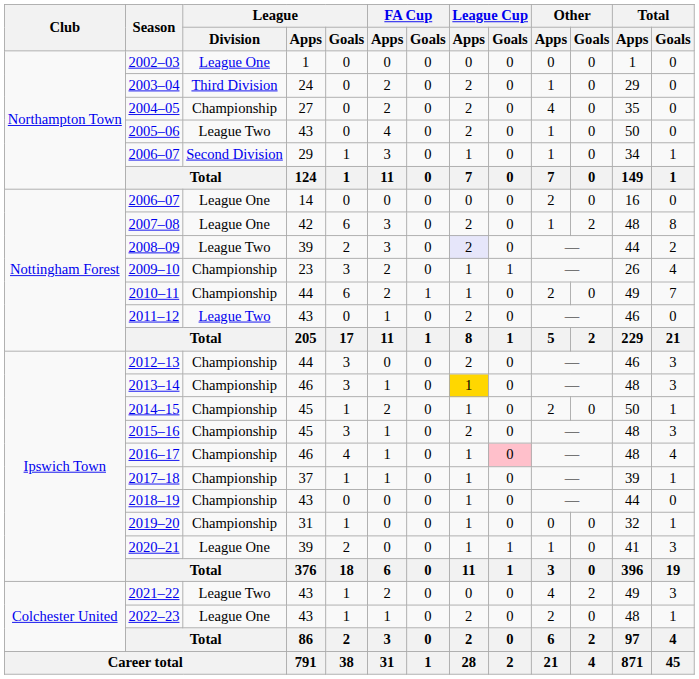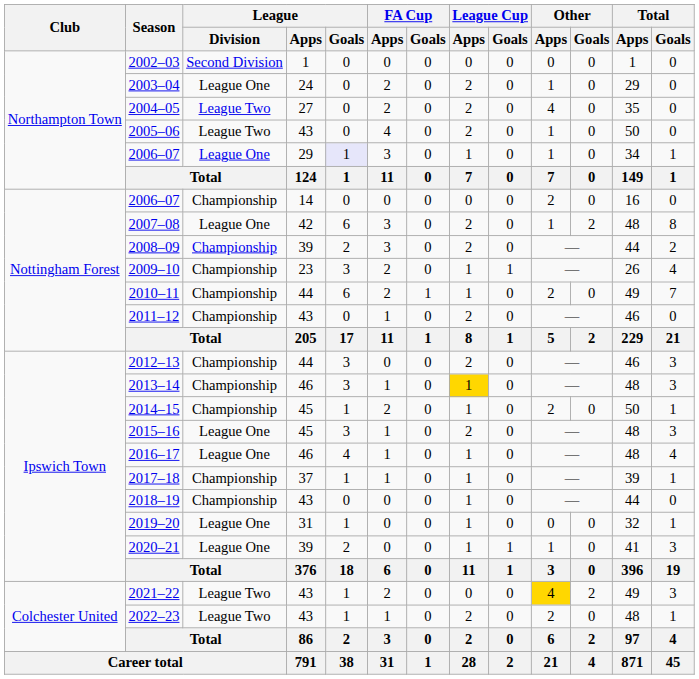(234, 62) League One -> (235, 62) Second Division
(234, 85) Third Division -> (234, 85) League One
(235, 108) Championship -> (235, 108) League Two
(235, 154) Second Division -> (234, 154) League One
(346, 154) no background -> (346, 154) lavender background
(234, 200) League One -> (235, 200) Championship
(235, 246) League Two -> (235, 246) Championship
(469, 246) lavender background -> (469, 246) no background
(235, 316) League Two -> (235, 316) Championship
(235, 431) Championship -> (234, 431) League One
(235, 454) Championship -> (234, 454) League One
(510, 454) pink background -> (510, 454) no background
(235, 524) Championship -> (234, 524) League One
(551, 593) no background -> (551, 593) gold background
(234, 616) League One -> (235, 616) League Two
